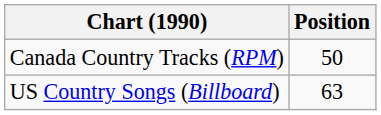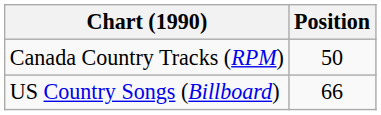(332, 92) 63 -> (332, 92) 66
